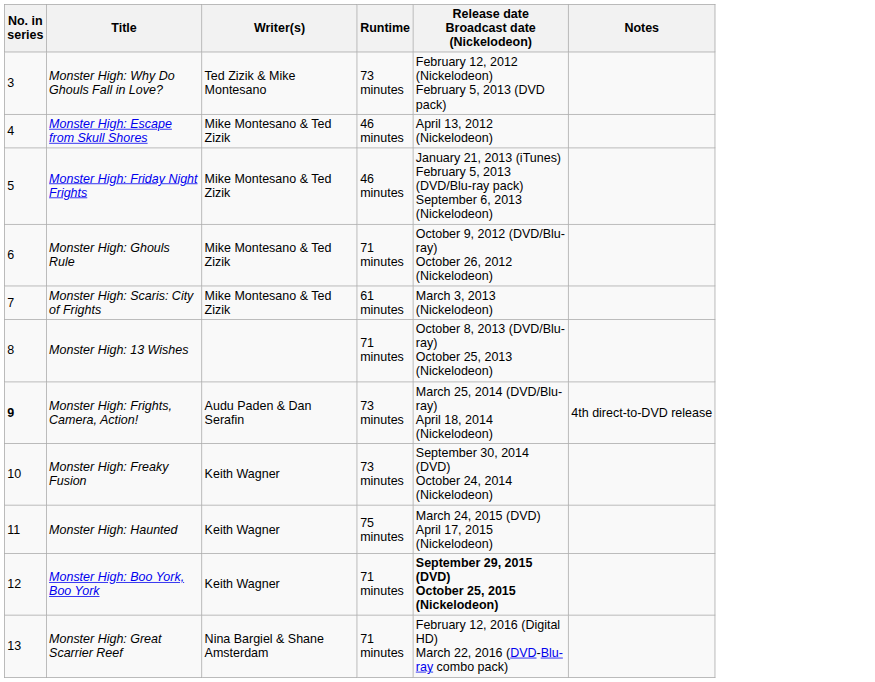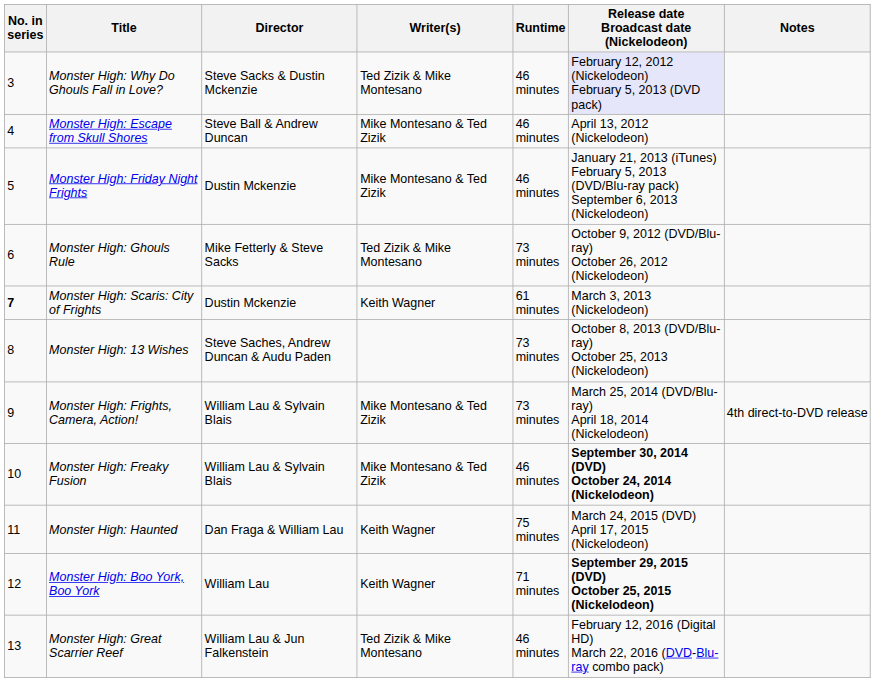+ column: (279, 28)
(382, 83) 73 minutes -> (537, 83) 46 minutes
(480, 83) no background -> (636, 83) lavender background
(268, 255) Mike Montesano & Ted Zizik -> (406, 255) Ted Zizik & Mike Montesano
(382, 255) 71 minutes -> (537, 255) 73 minutes
(11, 302) normal -> (11, 302) bold
(268, 302) Mike Montesano & Ted Zizik -> (398, 302) Keith Wagner
(382, 350) 71 minutes -> (537, 350) 73 minutes
(11, 412) bold -> (11, 412) normal
(258, 412) Audu Paden & Dan Serafin -> (423, 412) Mike Montesano & Ted Zizik
(242, 474) Keith Wagner -> (423, 474) Mike Montesano & Ted Zizik
(382, 474) 73 minutes -> (537, 474) 46 minutes
(472, 474) normal -> (630, 474) bold
(264, 646) Nina Bargiel & Shane Amsterdam -> (406, 646) Ted Zizik & Mike Montesano
(382, 646) 71 minutes -> (537, 646) 46 minutes
